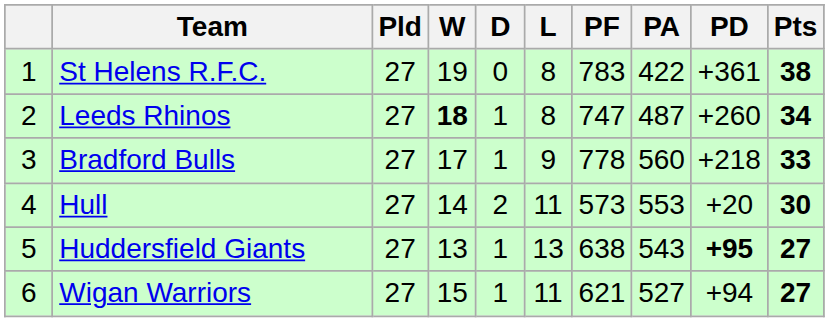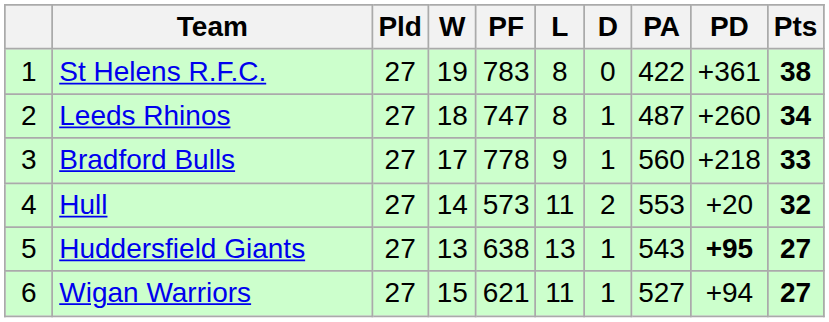columns swapped: (500, 26) <-> (602, 26)
(452, 115) bold -> (452, 115) normal
(796, 204) 30 -> (796, 204) 32
